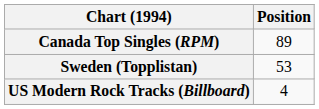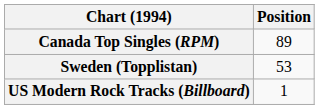(284, 91) 4 -> (284, 91) 1
